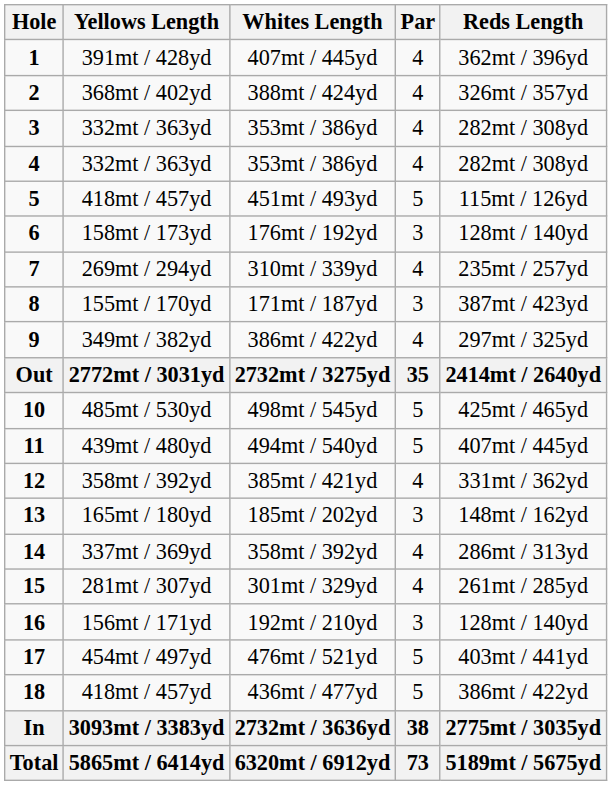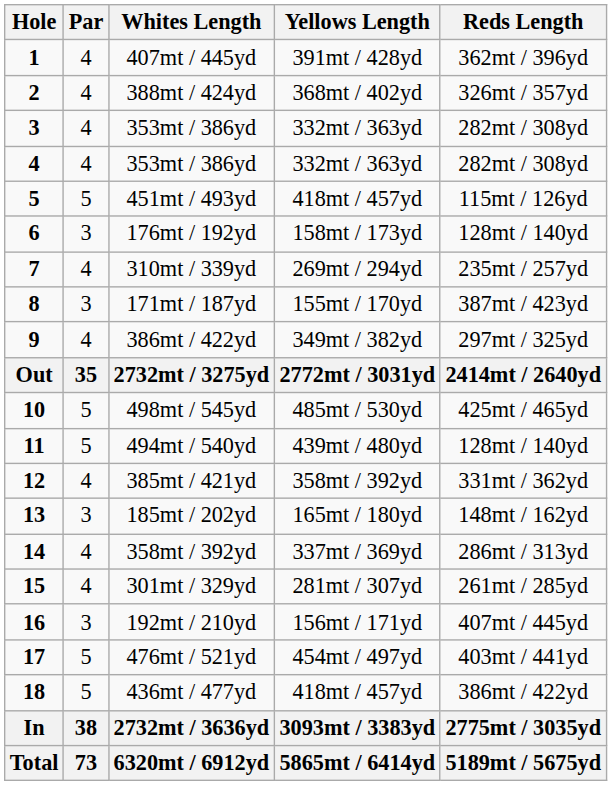columns swapped: (418, 22) <-> (147, 22)
(523, 445) 407mt / 445yd -> (523, 445) 128mt / 140yd
(523, 621) 128mt / 140yd -> (523, 621) 407mt / 445yd
